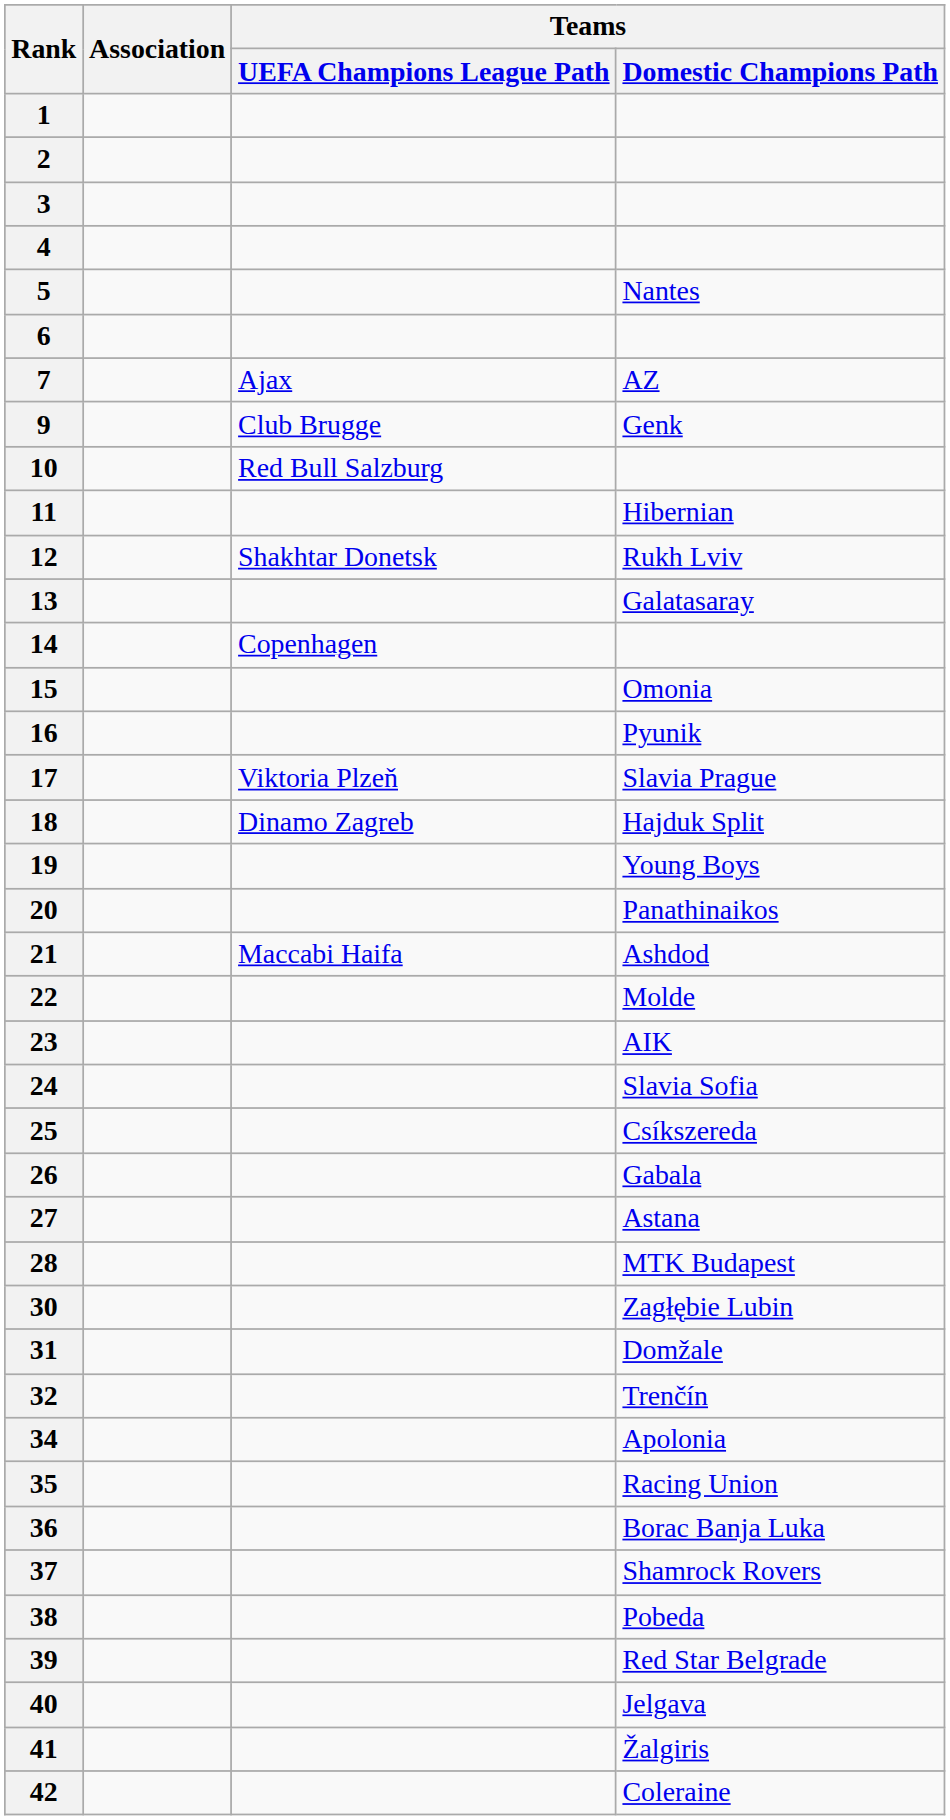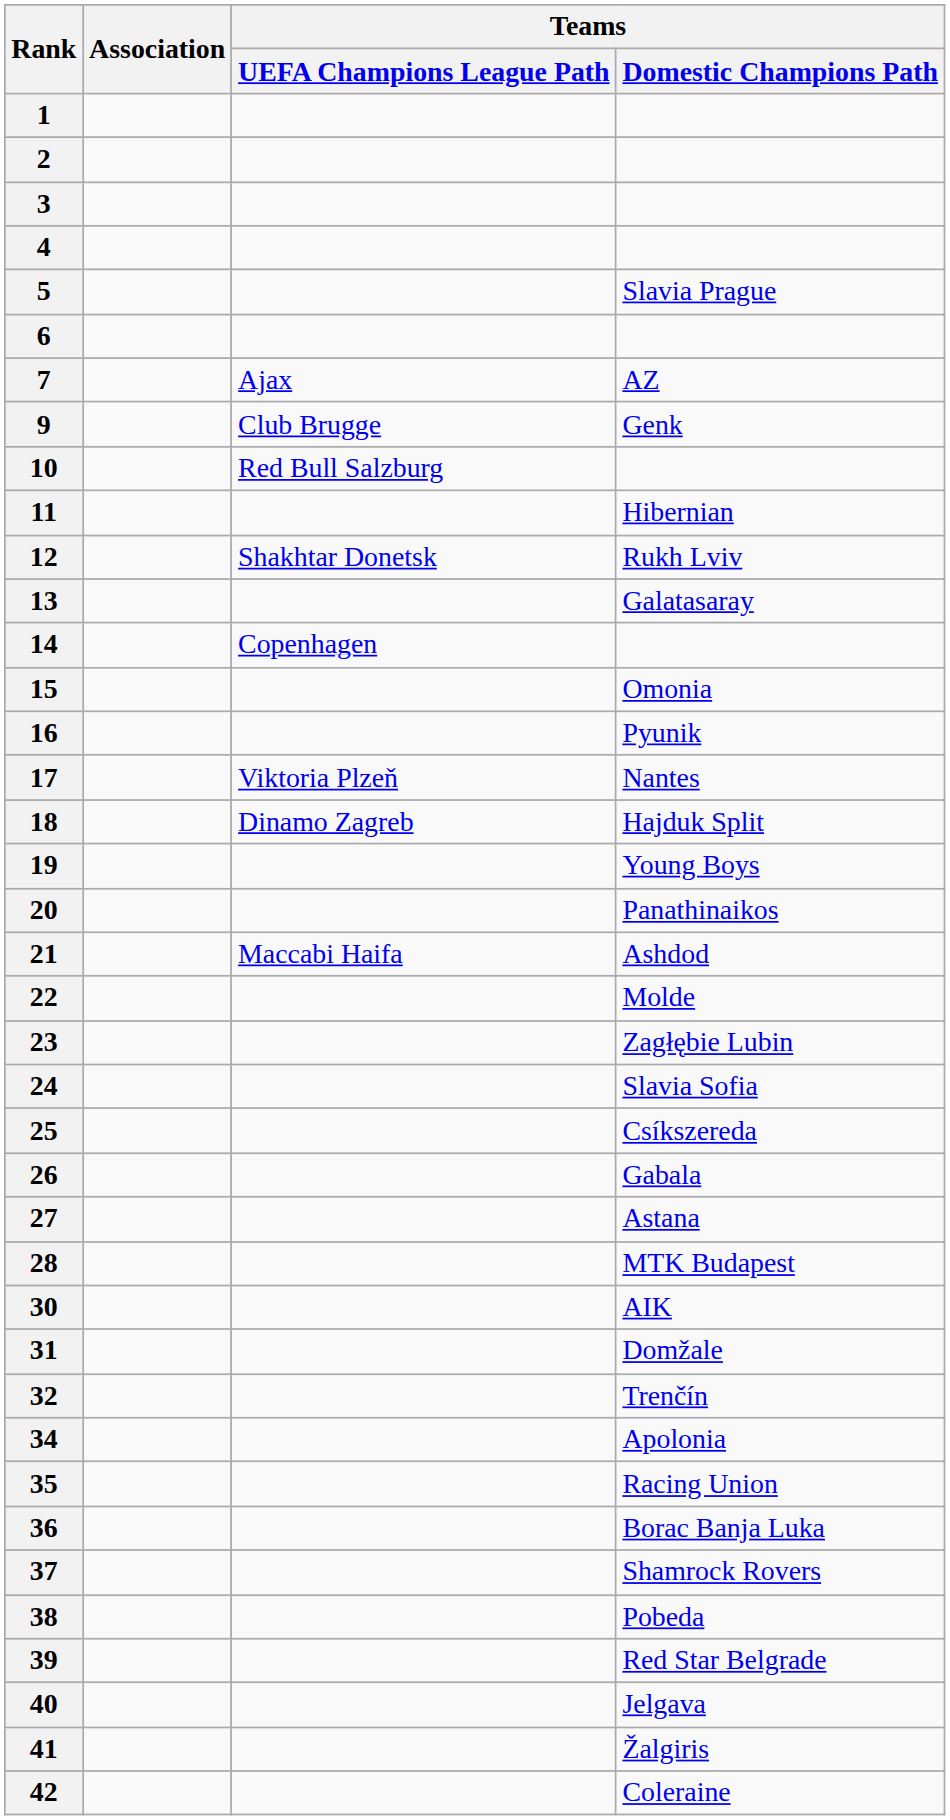(661, 291) Nantes -> (699, 291) Slavia Prague
(699, 777) Slavia Prague -> (661, 777) Nantes
(647, 1042) AIK -> (708, 1042) Zagłębie Lubin
(708, 1306) Zagłębie Lubin -> (647, 1306) AIK
